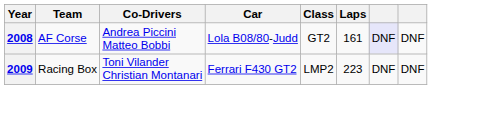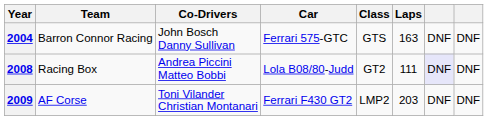+ row: (20, 38)
(62, 38) AF Corse -> (68, 69) Racing Box
(353, 38) 161 -> (409, 69) 111
(68, 69) Racing Box -> (62, 100) AF Corse
(353, 69) 223 -> (409, 100) 203
